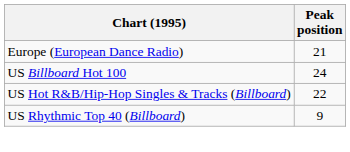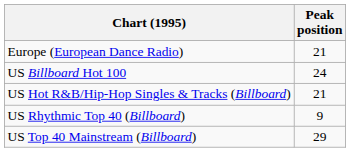(320, 94) 22 -> (320, 94) 21
+ row: (102, 136)
